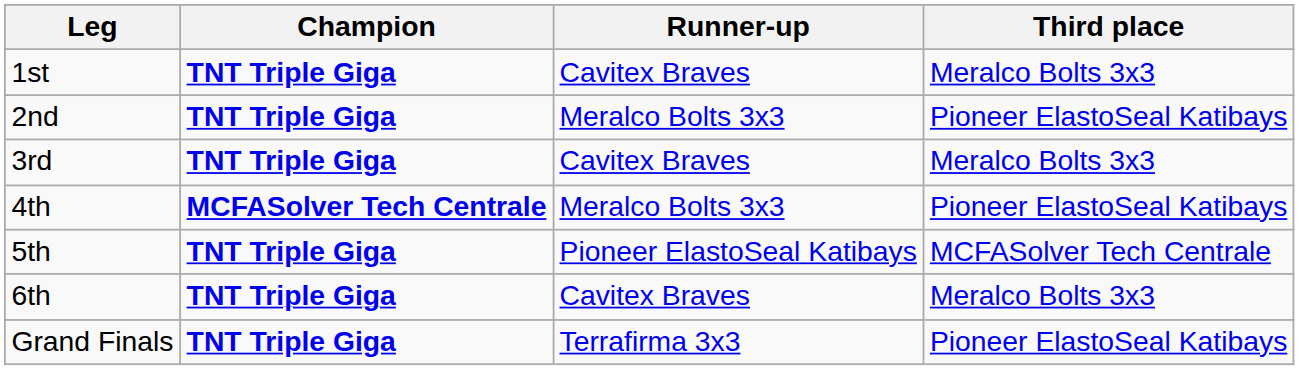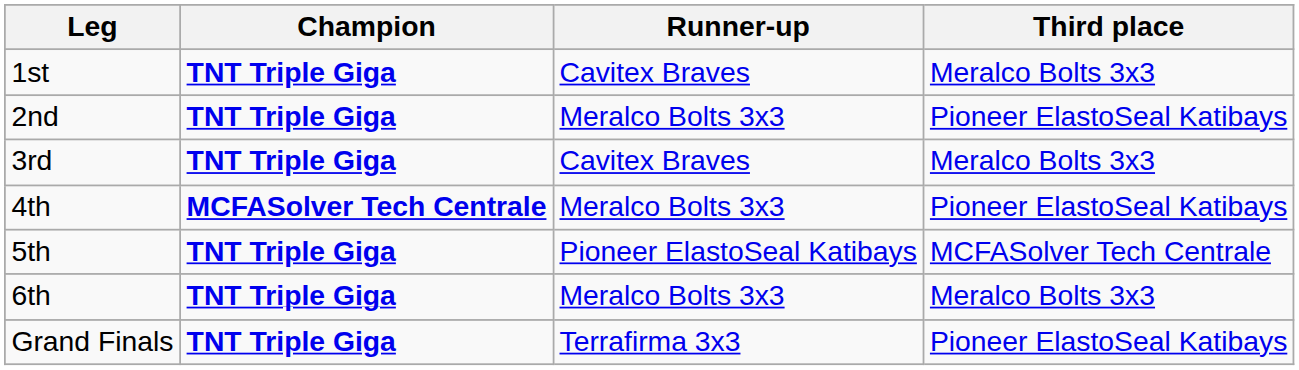(655, 296) Cavitex Braves -> (672, 296) Meralco Bolts 3x3
